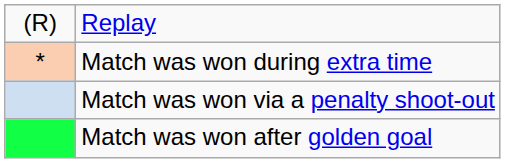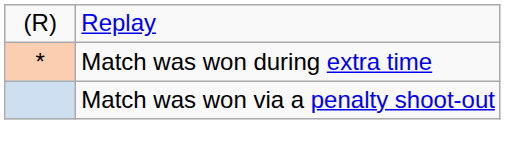- row: (257, 137)
